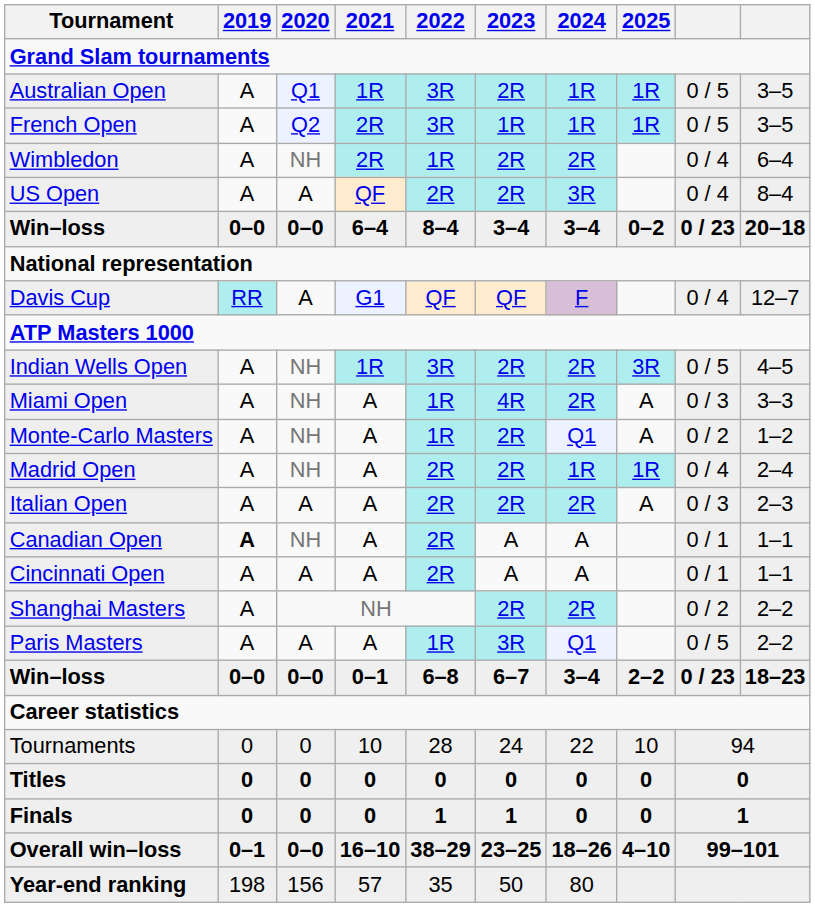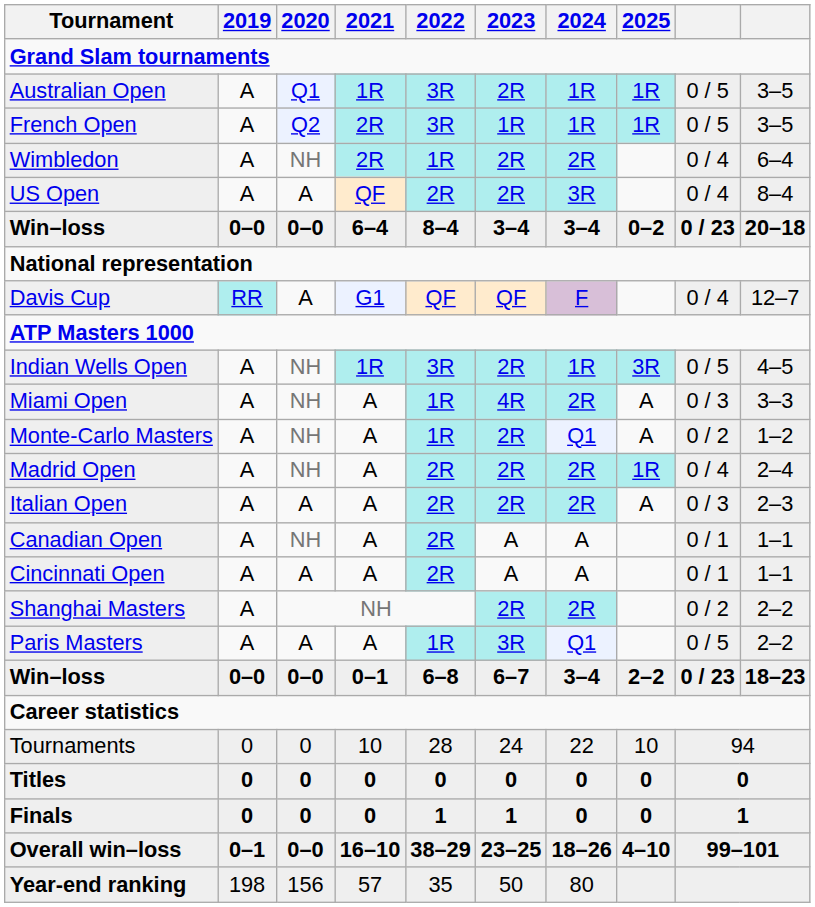(582, 366) 2R -> (582, 366) 1R
(582, 470) 1R -> (582, 470) 2R
(247, 539) bold -> (247, 539) normal
